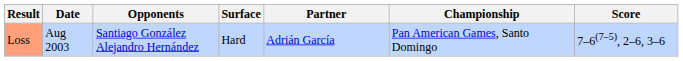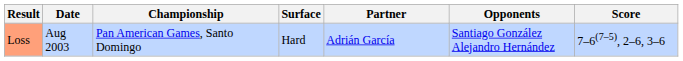columns swapped: (482, 14) <-> (156, 14)
